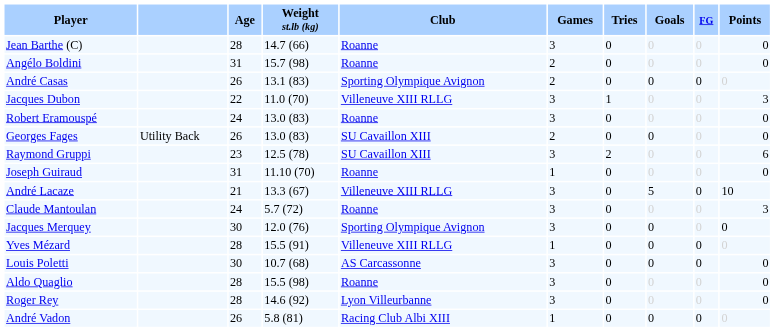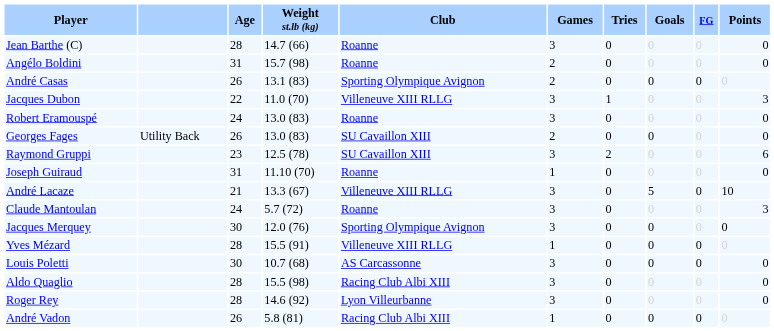(359, 282) Roanne -> (395, 282) Racing Club Albi XIII
